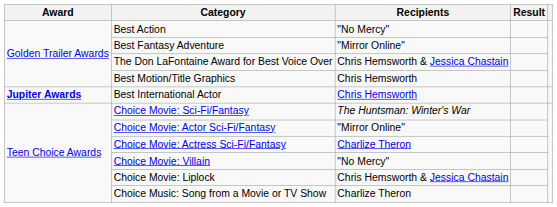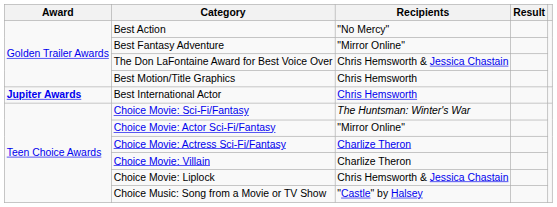(363, 161) "No Mercy" -> (374, 161) Charlize Theron
(374, 194) Charlize Theron -> (380, 194) "Castle" by Halsey
